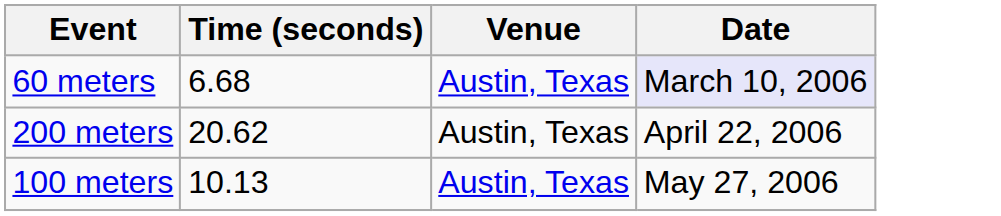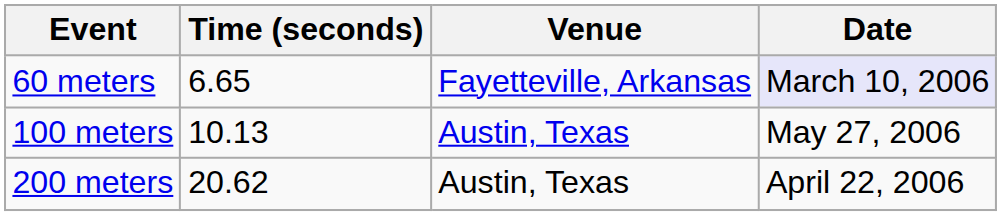(219, 81) 6.68 -> (219, 81) 6.65
(534, 81) Austin, Texas -> (595, 81) Fayetteville, Arkansas
rows swapped: (93, 183) <-> (93, 132)
